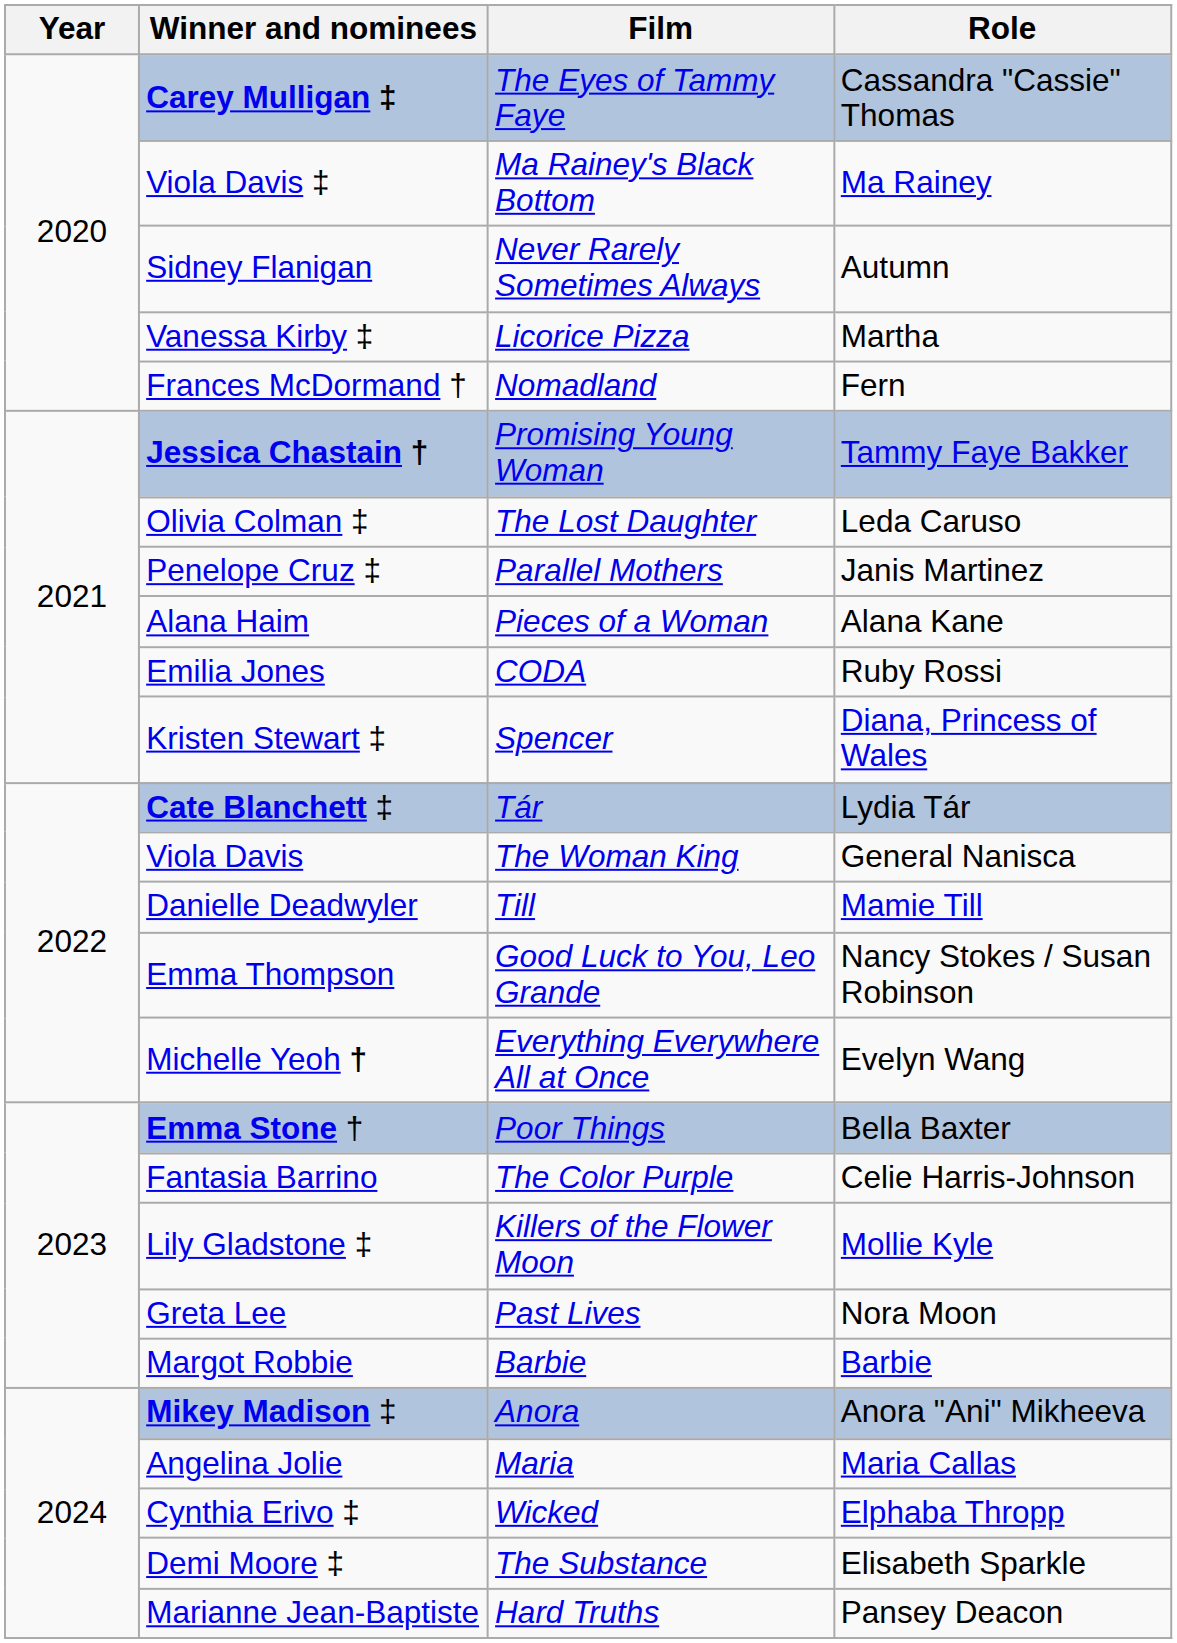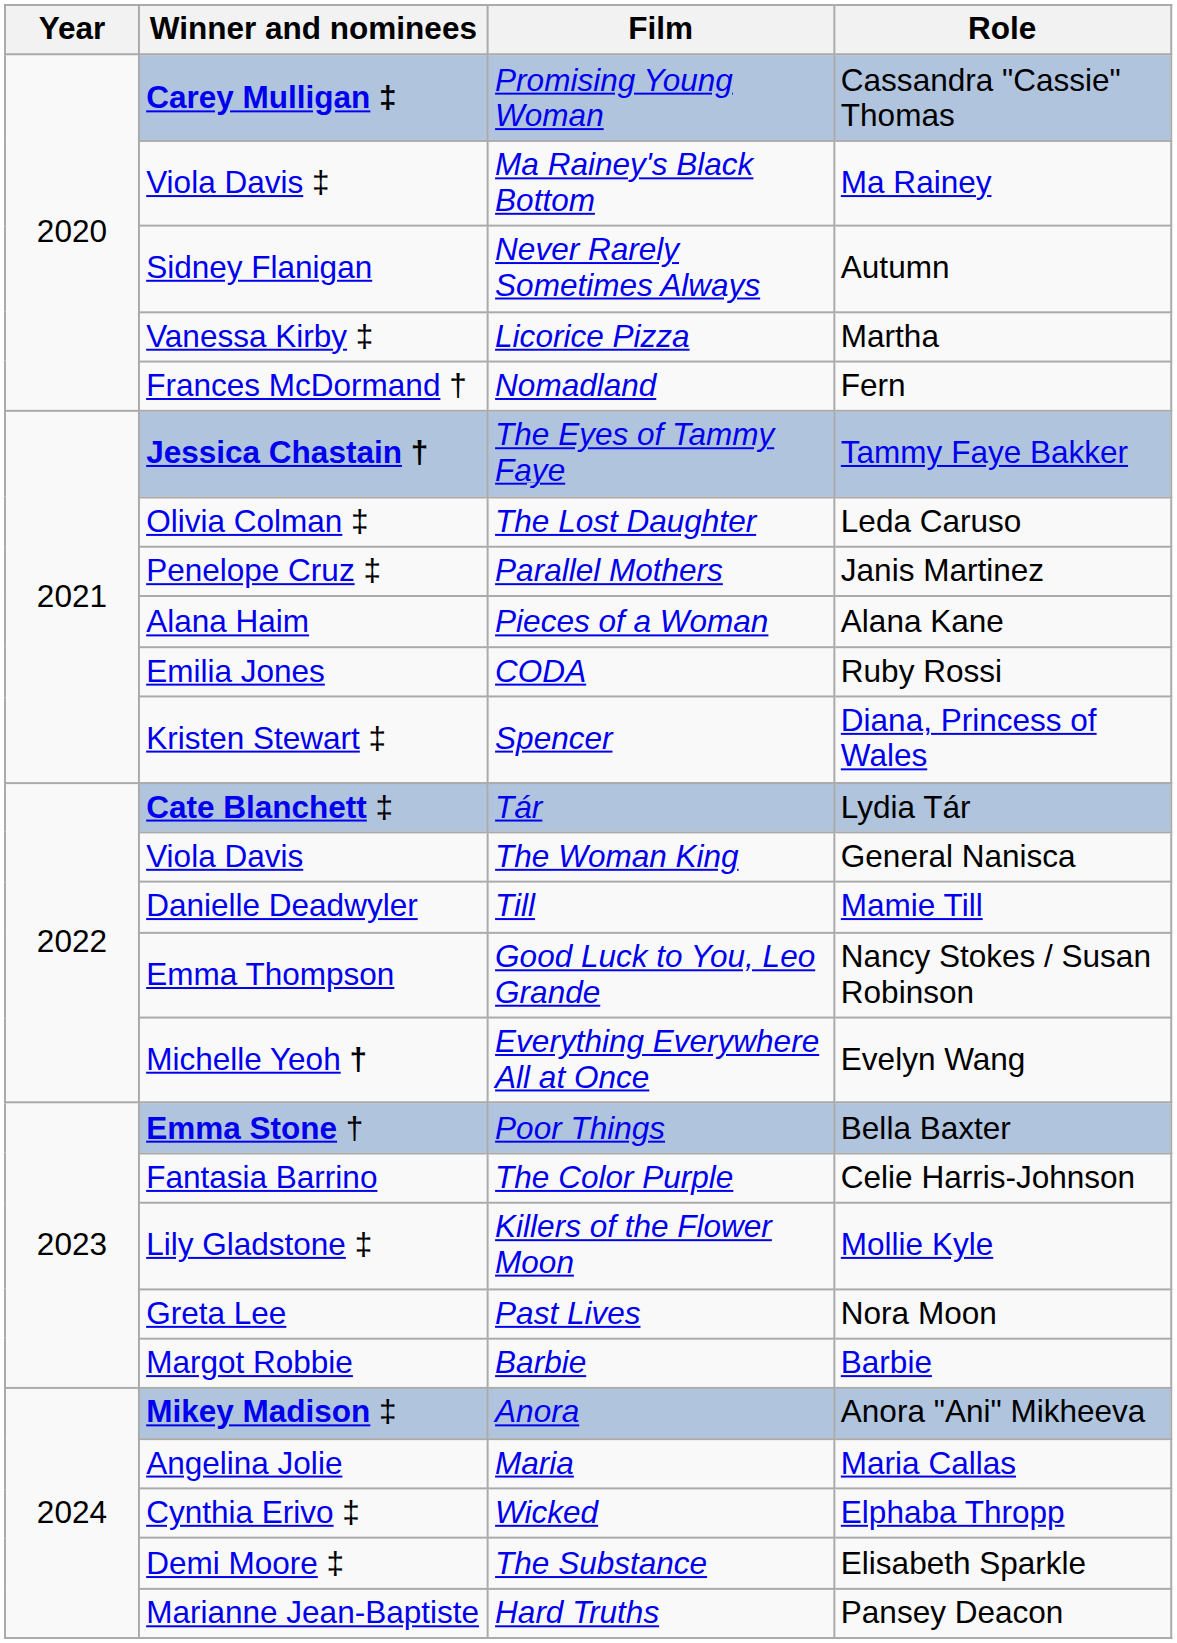(635, 97) The Eyes of Tammy Faye -> (614, 97) Promising Young Woman
(614, 453) Promising Young Woman -> (635, 453) The Eyes of Tammy Faye
